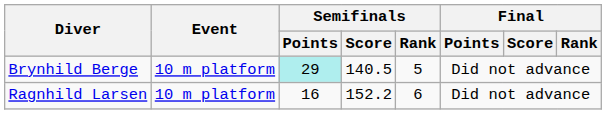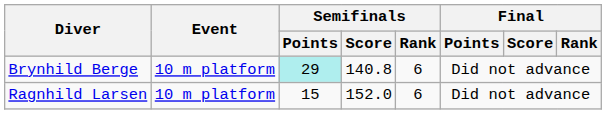(369, 69) 140.5 -> (369, 69) 140.8
(418, 69) 5 -> (418, 69) 6
(310, 95) 16 -> (310, 95) 15
(369, 95) 152.2 -> (369, 95) 152.0
